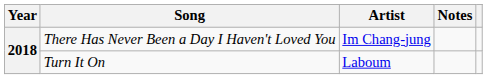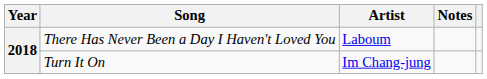(387, 39) Im Chang-jung -> (367, 39) Laboum
(367, 62) Laboum -> (387, 62) Im Chang-jung
